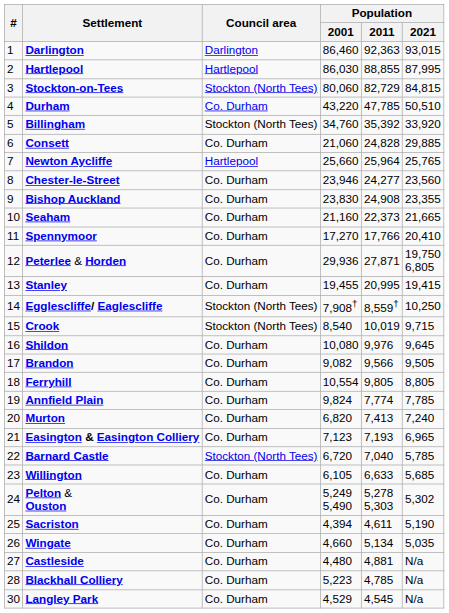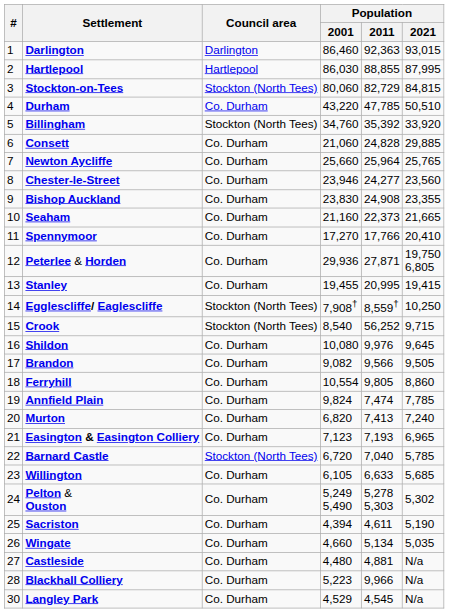(231, 161) Hartlepool -> (236, 161) Co. Durham
(382, 326) 10,019 -> (382, 326) 56,252
(420, 382) 8,805 -> (420, 382) 8,860
(379, 400) 7,774 -> (379, 400) 7,474
(379, 580) 4,785 -> (379, 580) 9,966
